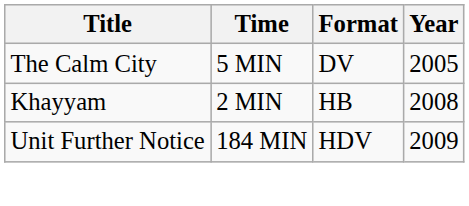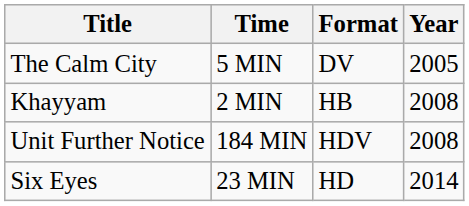(434, 141) 2009 -> (434, 141) 2008
+ row: (54, 180)
